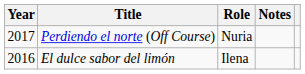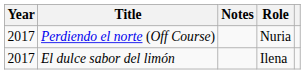columns swapped: (237, 15) <-> (275, 15)
(21, 58) 2016 -> (21, 58) 2017
